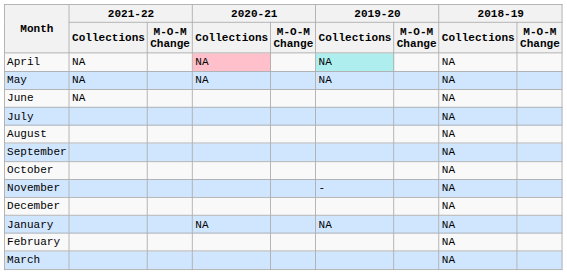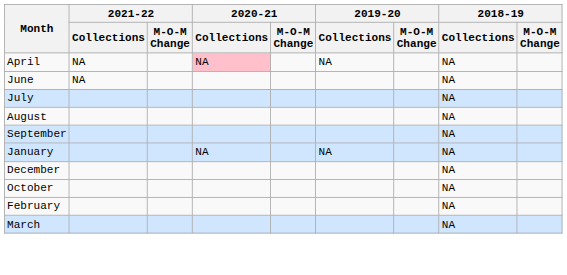(325, 62) paleturquoise background -> (325, 62) no background
- row: (17, 80)
rows swapped: (30, 170) <-> (30, 224)
- row: (34, 188)
